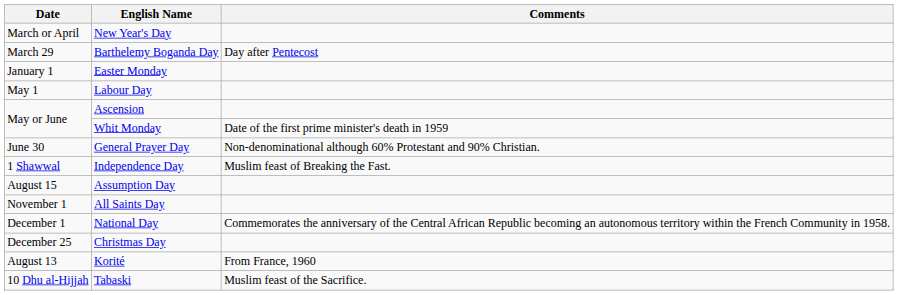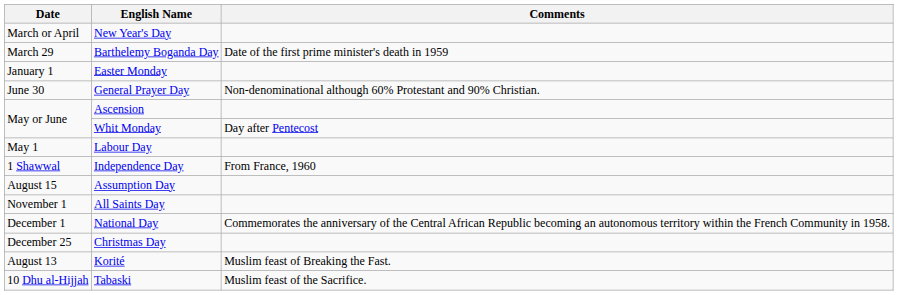(271, 52) Day after Pentecost -> (336, 52) Date of the first prime minister's death in 1959
rows swapped: (123, 90) <-> (142, 147)
(336, 128) Date of the first prime minister's death in 1959 -> (271, 128) Day after Pentecost
(307, 166) Muslim feast of Breaking the Fast. -> (270, 166) From France, 1960
(270, 261) From France, 1960 -> (307, 261) Muslim feast of Breaking the Fast.
